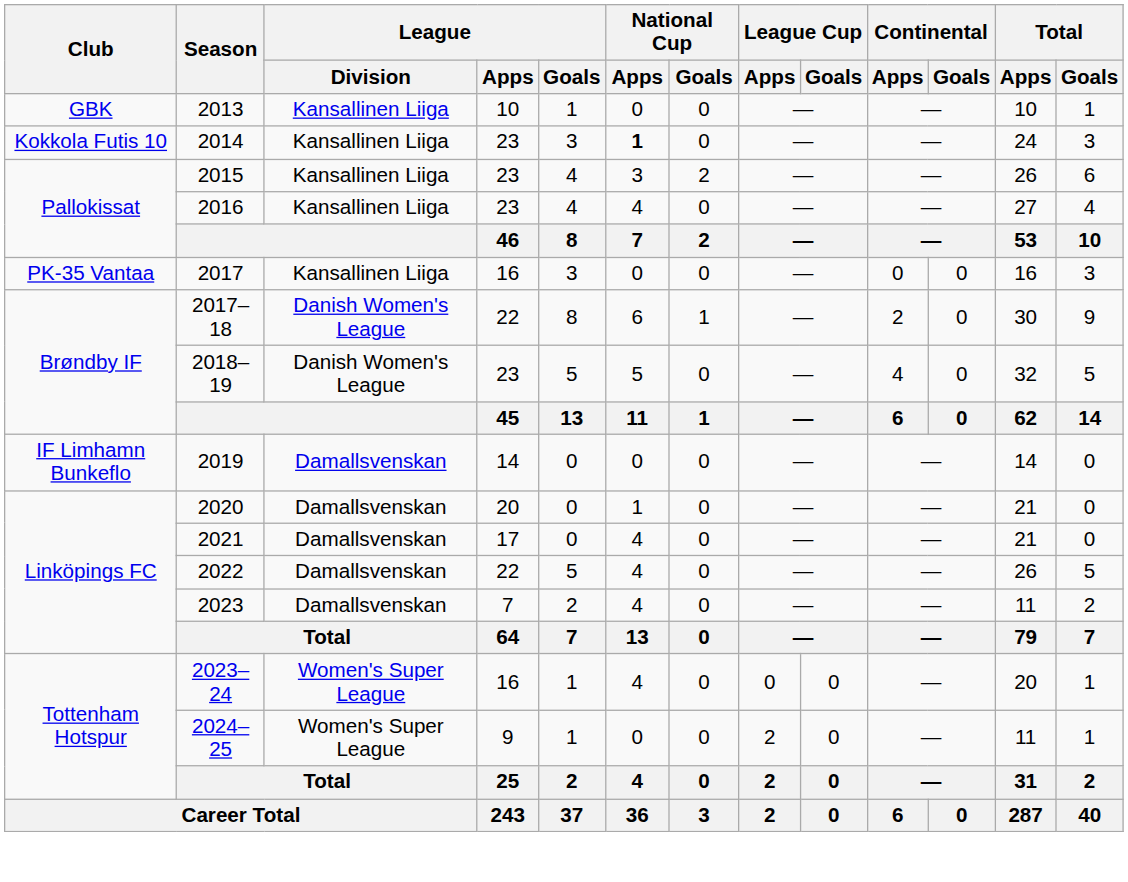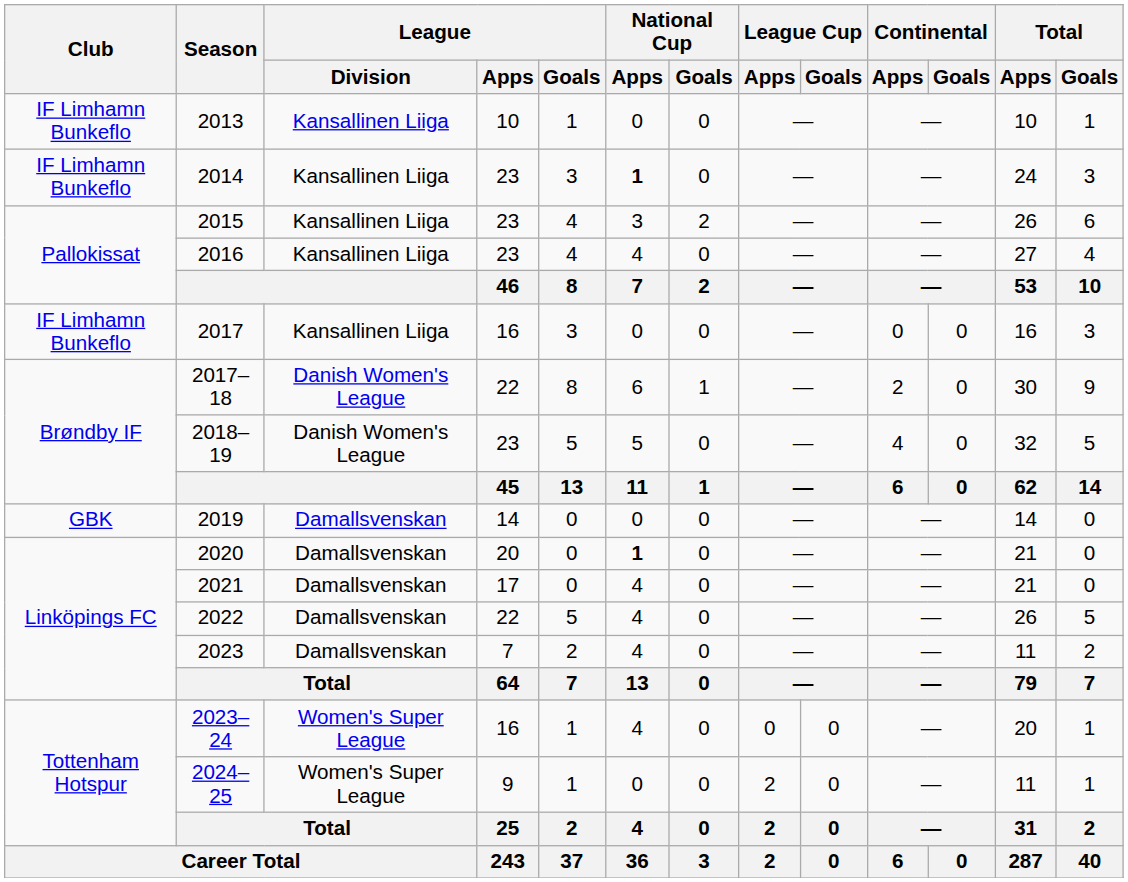(91, 109) GBK -> (91, 121) IF Limhamn Bunkeflo
(91, 142) Kokkola Futis 10 -> (91, 177) IF Limhamn Bunkeflo
(91, 273) PK-35 Vantaa -> (91, 331) IF Limhamn Bunkeflo
(91, 462) IF Limhamn Bunkeflo -> (91, 520) GBK
(637, 506) normal -> (637, 552) bold
